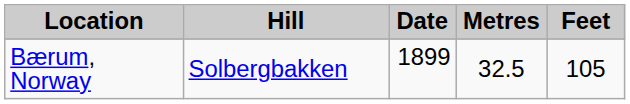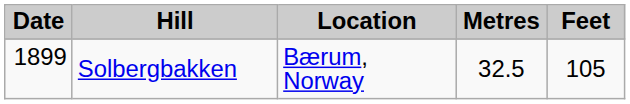columns swapped: (422, 21) <-> (94, 21)
